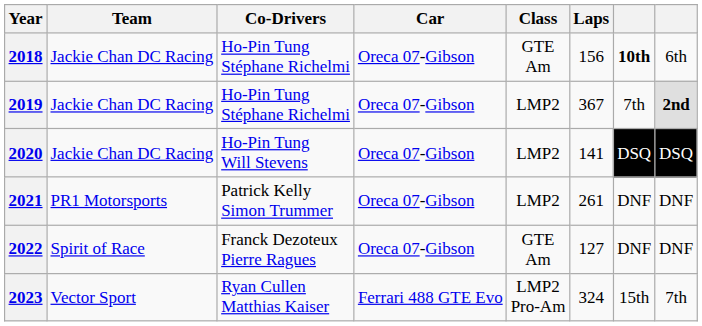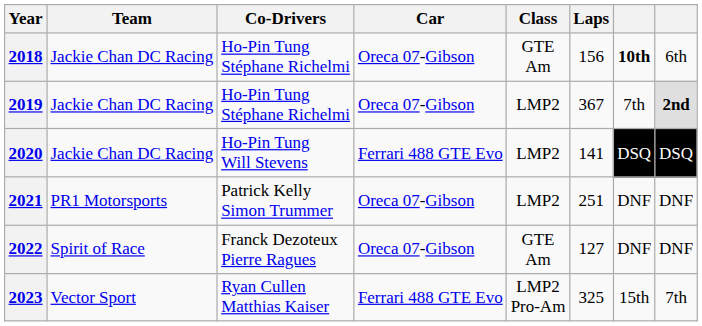(416, 153) Oreca 07-Gibson -> (430, 153) Ferrari 488 GTE Evo
(591, 201) 261 -> (591, 201) 251
(591, 297) 324 -> (591, 297) 325
